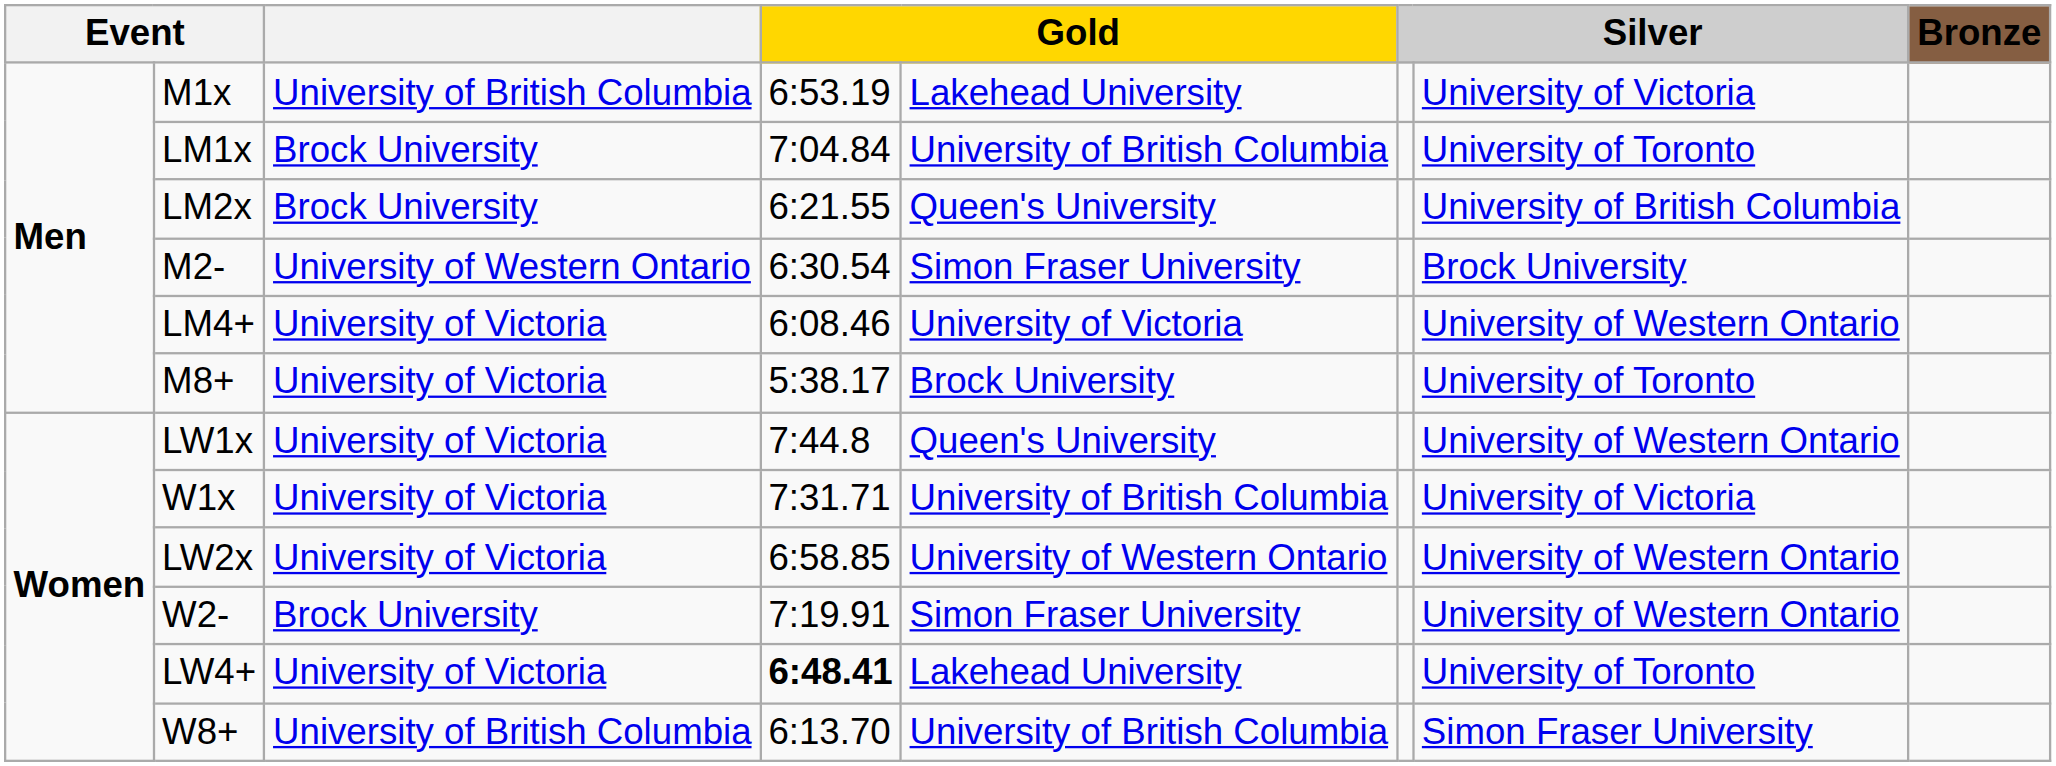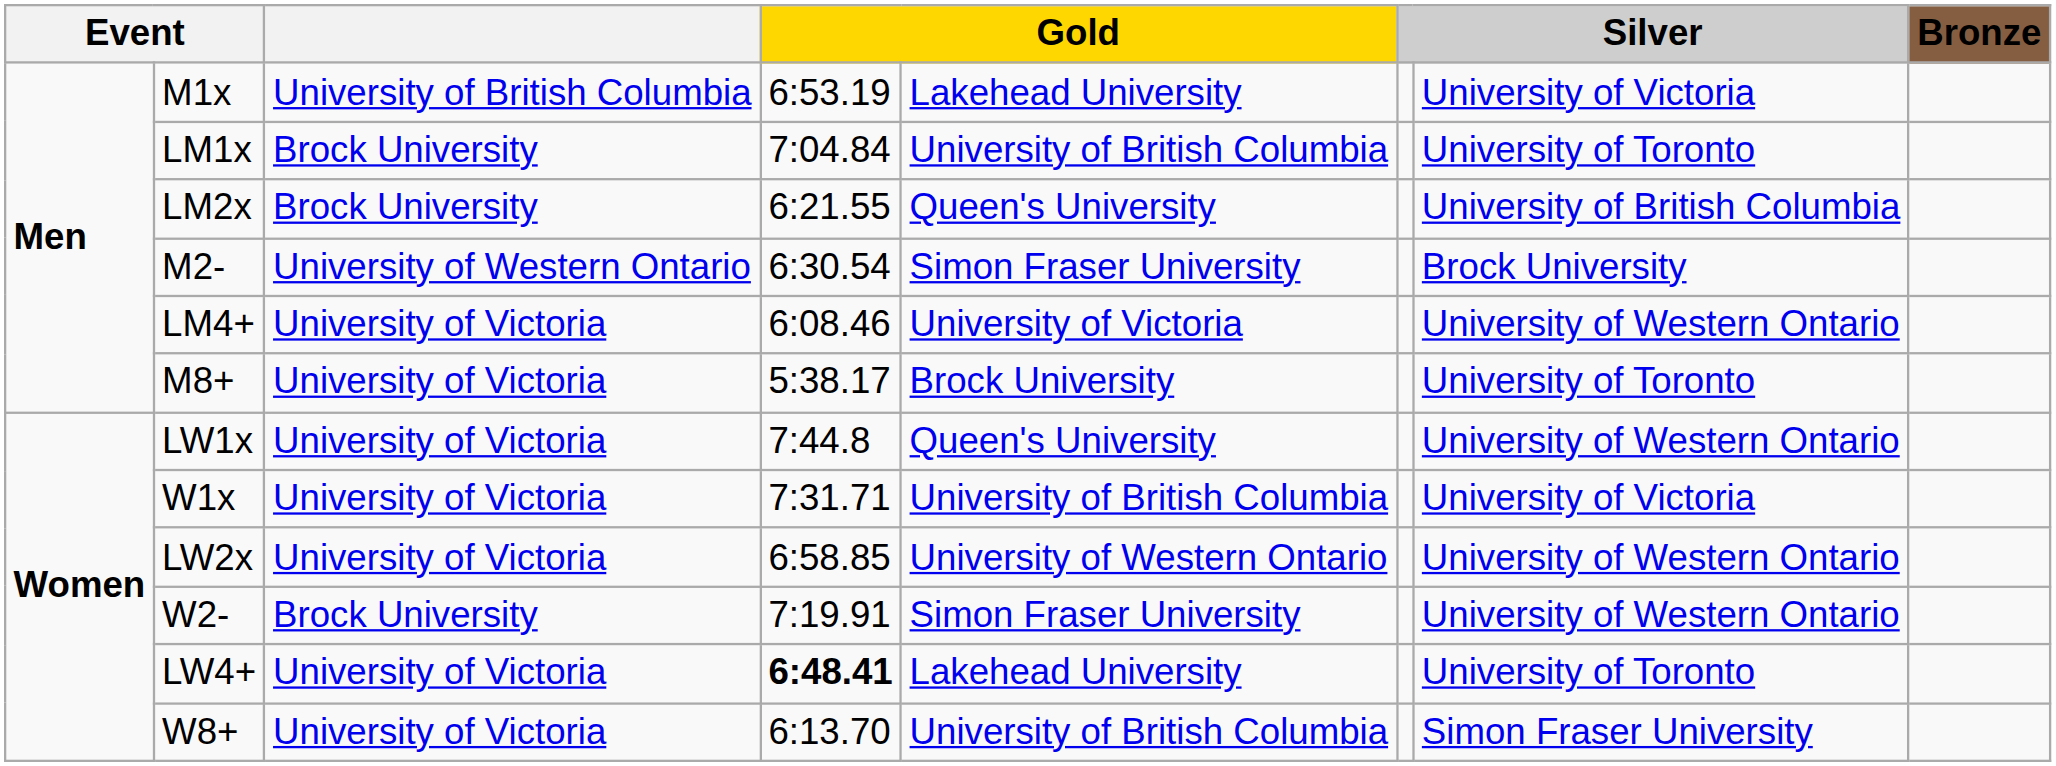(512, 730) University of British Columbia -> (440, 730) University of Victoria
